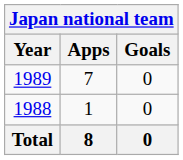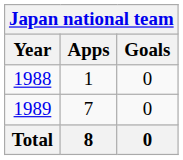rows swapped: (32, 109) <-> (32, 79)
